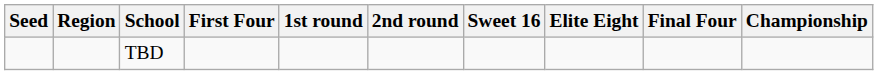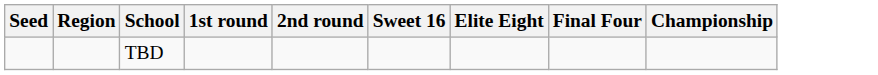- column: (232, 20)
